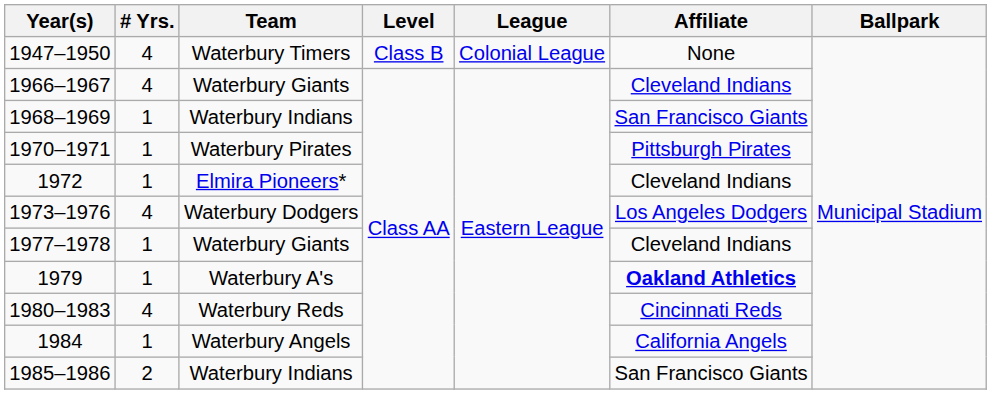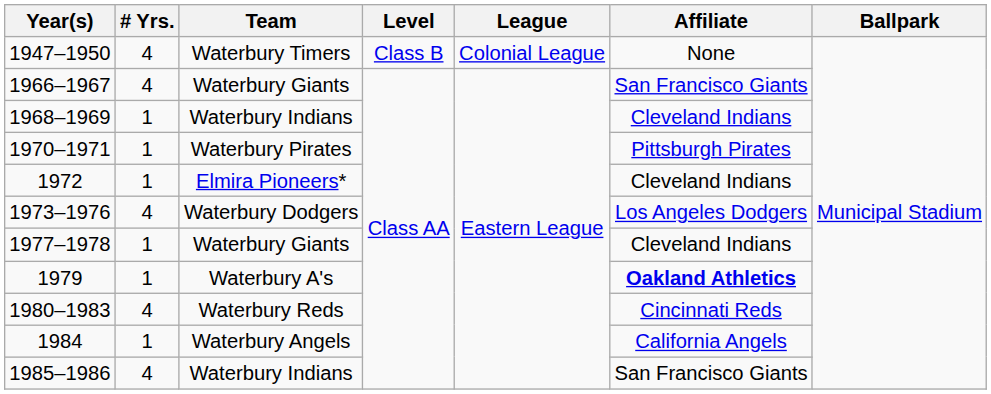(711, 85) Cleveland Indians -> (711, 85) San Francisco Giants
(711, 117) San Francisco Giants -> (711, 117) Cleveland Indians
(147, 373) 2 -> (147, 373) 4
